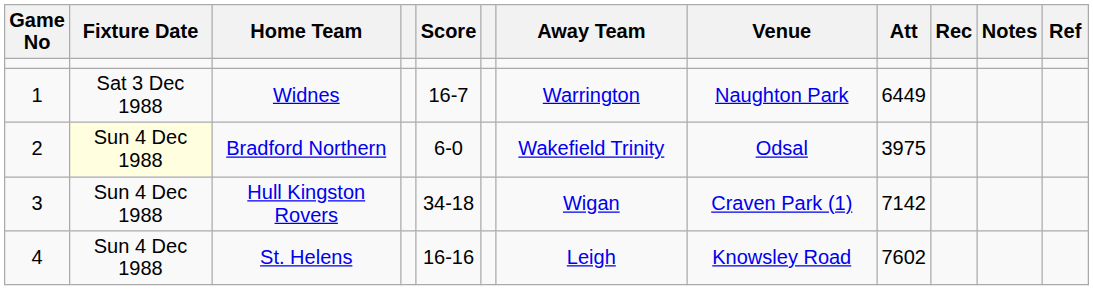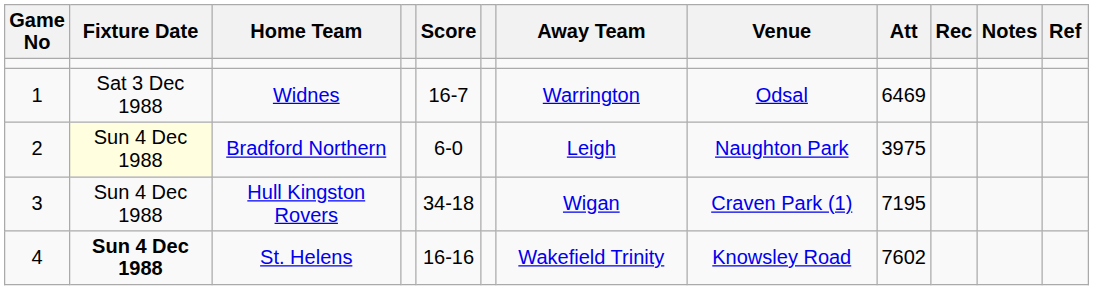(782, 95) Naughton Park -> (782, 95) Odsal
(904, 95) 6449 -> (904, 95) 6469
(591, 149) Wakefield Trinity -> (591, 149) Leigh
(782, 149) Odsal -> (782, 149) Naughton Park
(904, 203) 7142 -> (904, 203) 7195
(140, 257) normal -> (140, 257) bold
(591, 257) Leigh -> (591, 257) Wakefield Trinity
